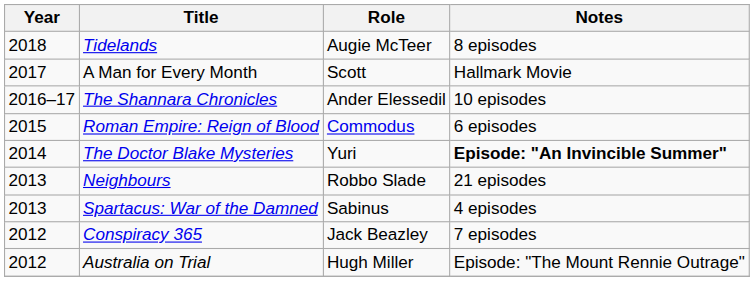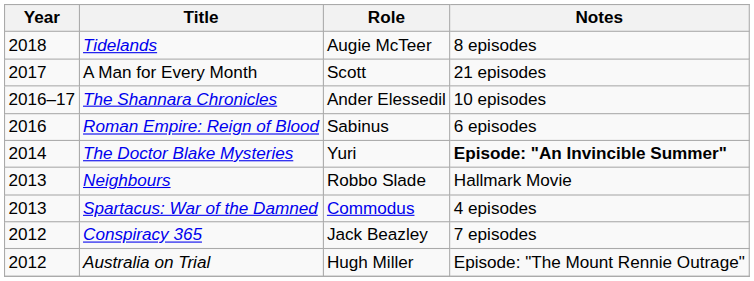(513, 72) Hallmark Movie -> (500, 72) 21 episodes
(28, 126) 2015 -> (28, 126) 2016
(371, 126) Commodus -> (358, 126) Sabinus
(500, 180) 21 episodes -> (513, 180) Hallmark Movie
(358, 208) Sabinus -> (371, 208) Commodus
